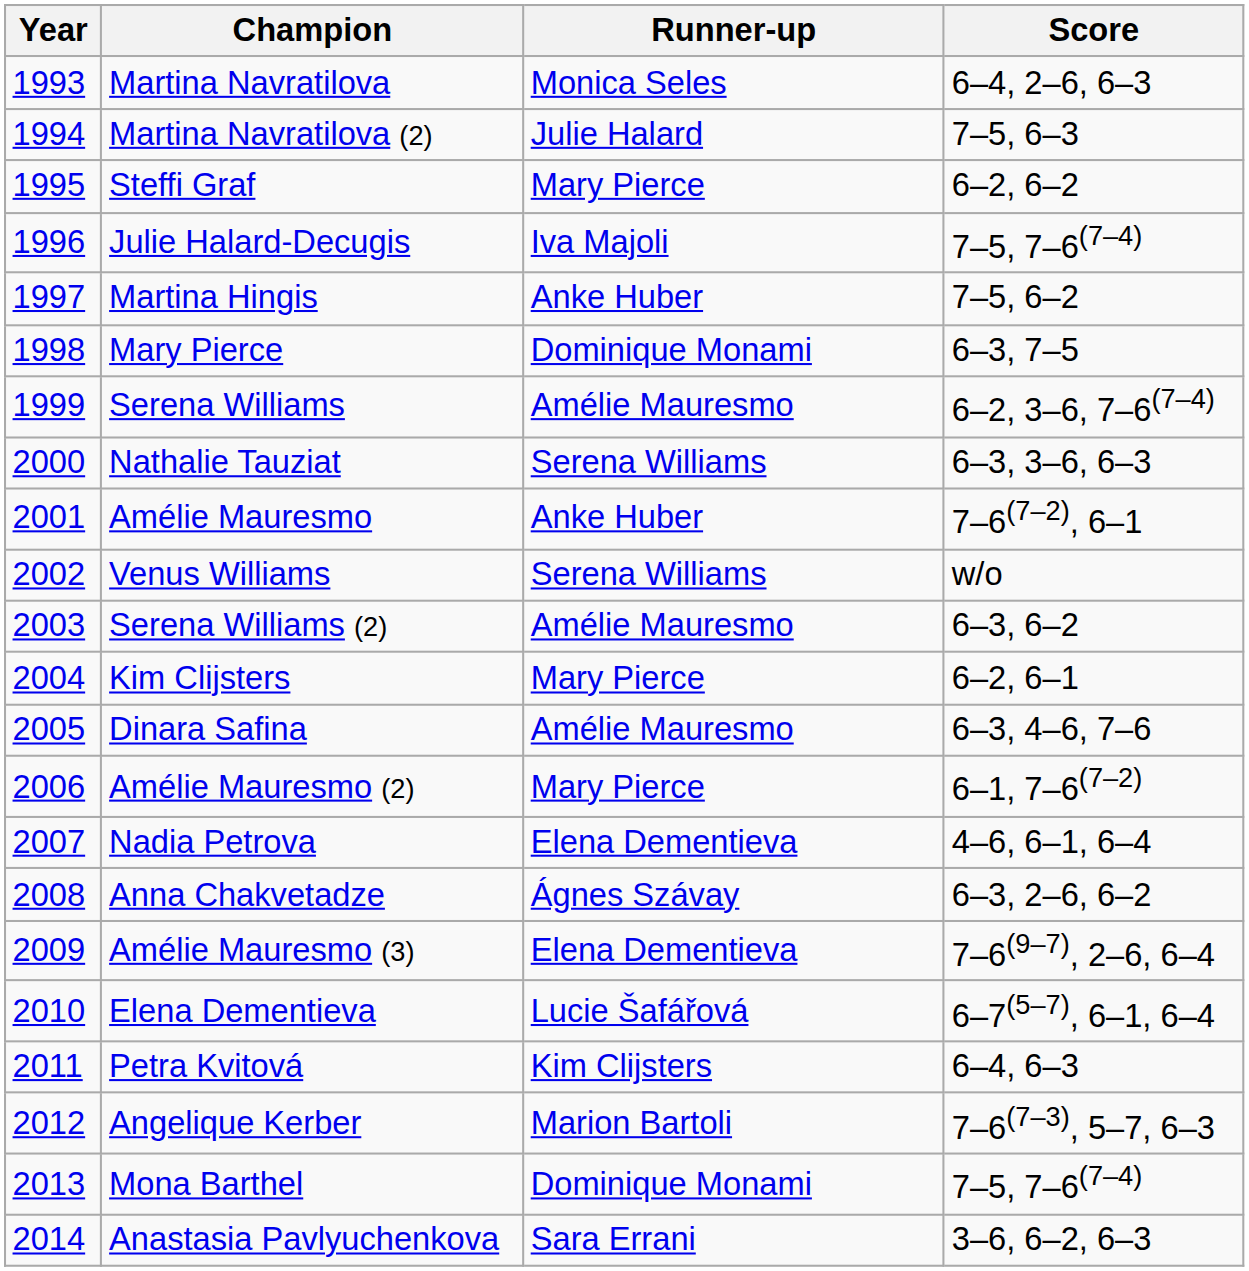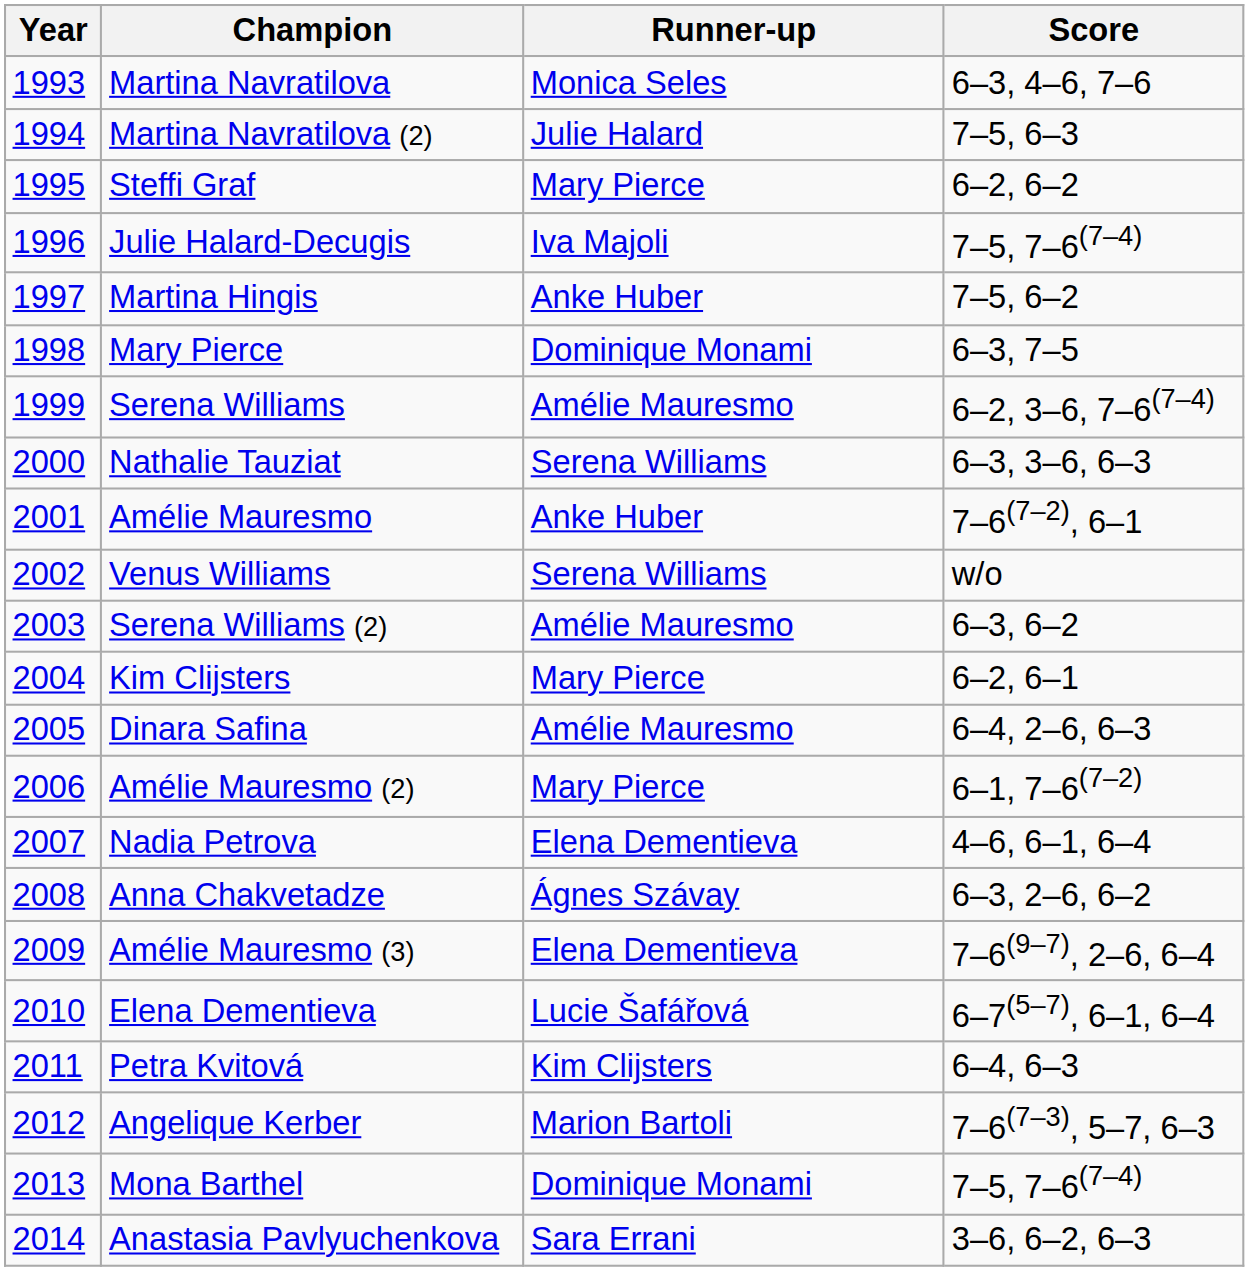(1052, 82) 6–4, 2–6, 6–3 -> (1052, 82) 6–3, 4–6, 7–6
(1052, 729) 6–3, 4–6, 7–6 -> (1052, 729) 6–4, 2–6, 6–3
